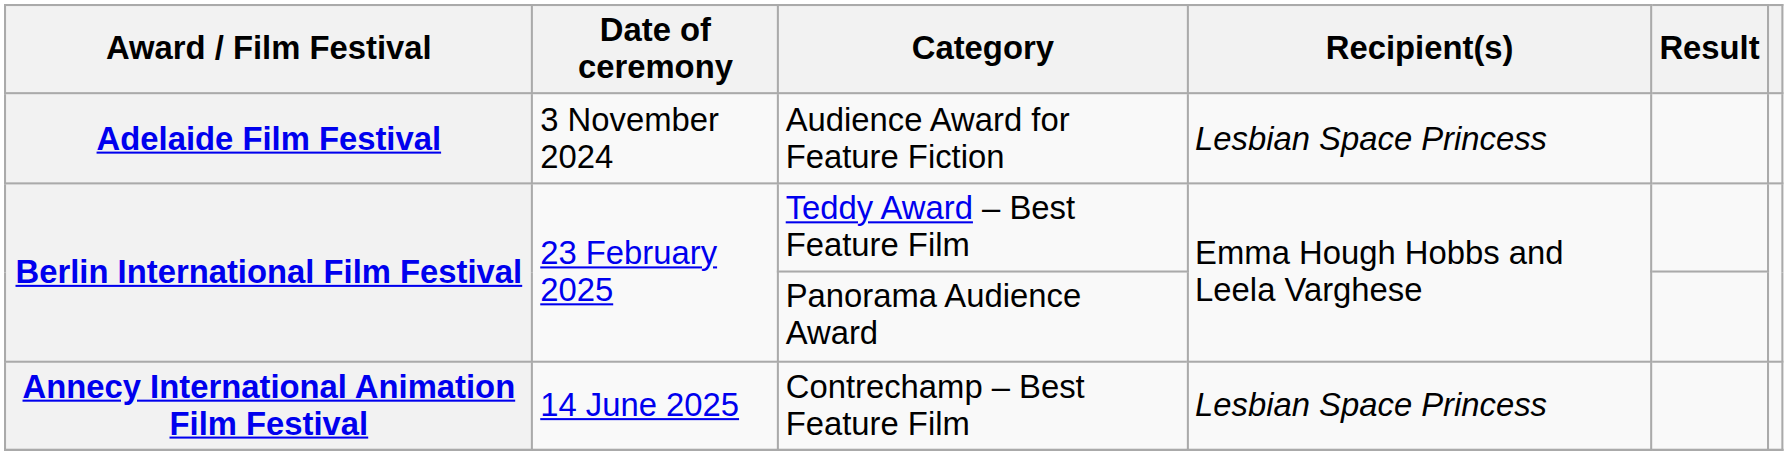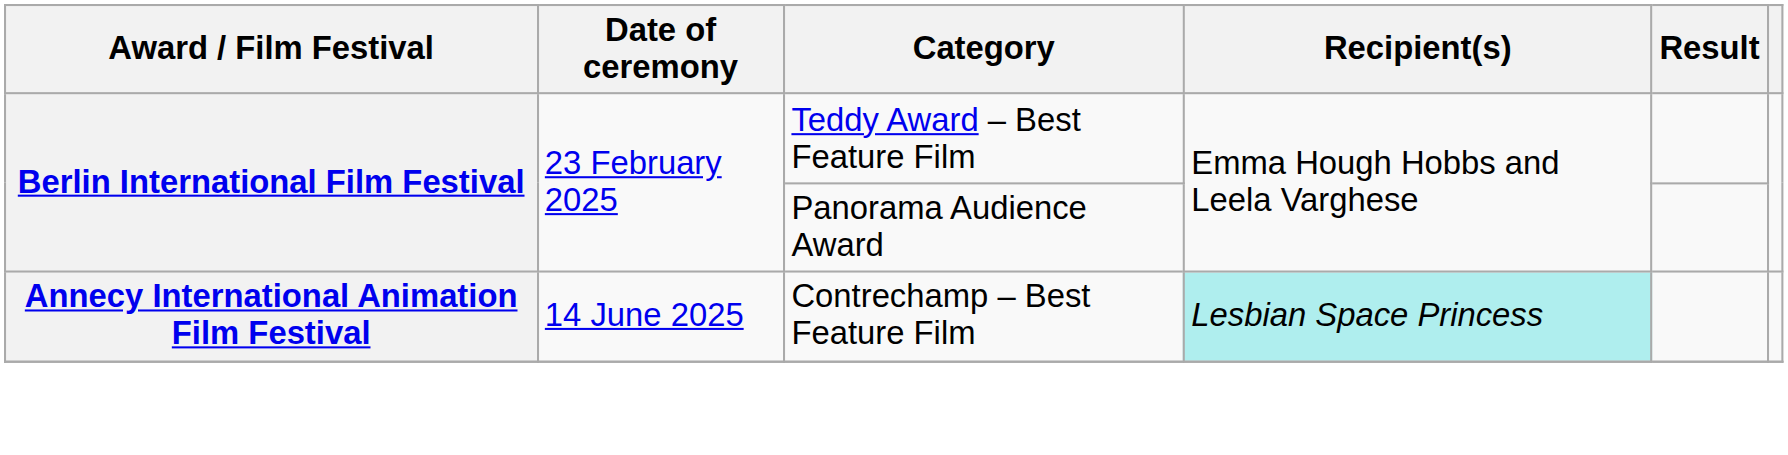- row: (928, 137)
(1371, 404) no background -> (1367, 315) paleturquoise background
